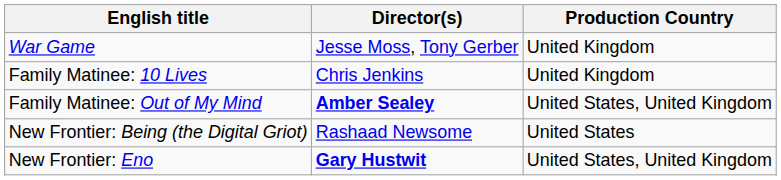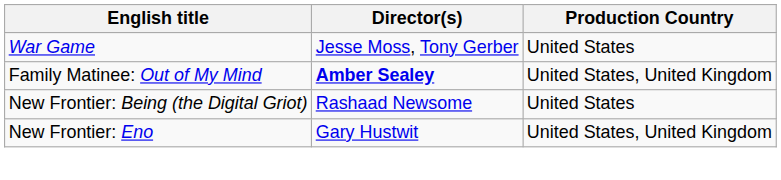(591, 47) United Kingdom -> (581, 47) United States
- row: (108, 75)
(371, 160) bold -> (367, 132) normal
